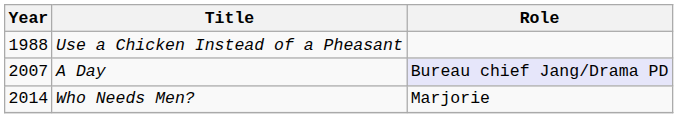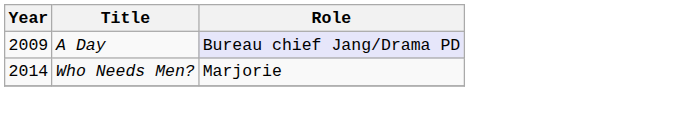- row: (229, 45)
(28, 72) 2007 -> (28, 45) 2009
